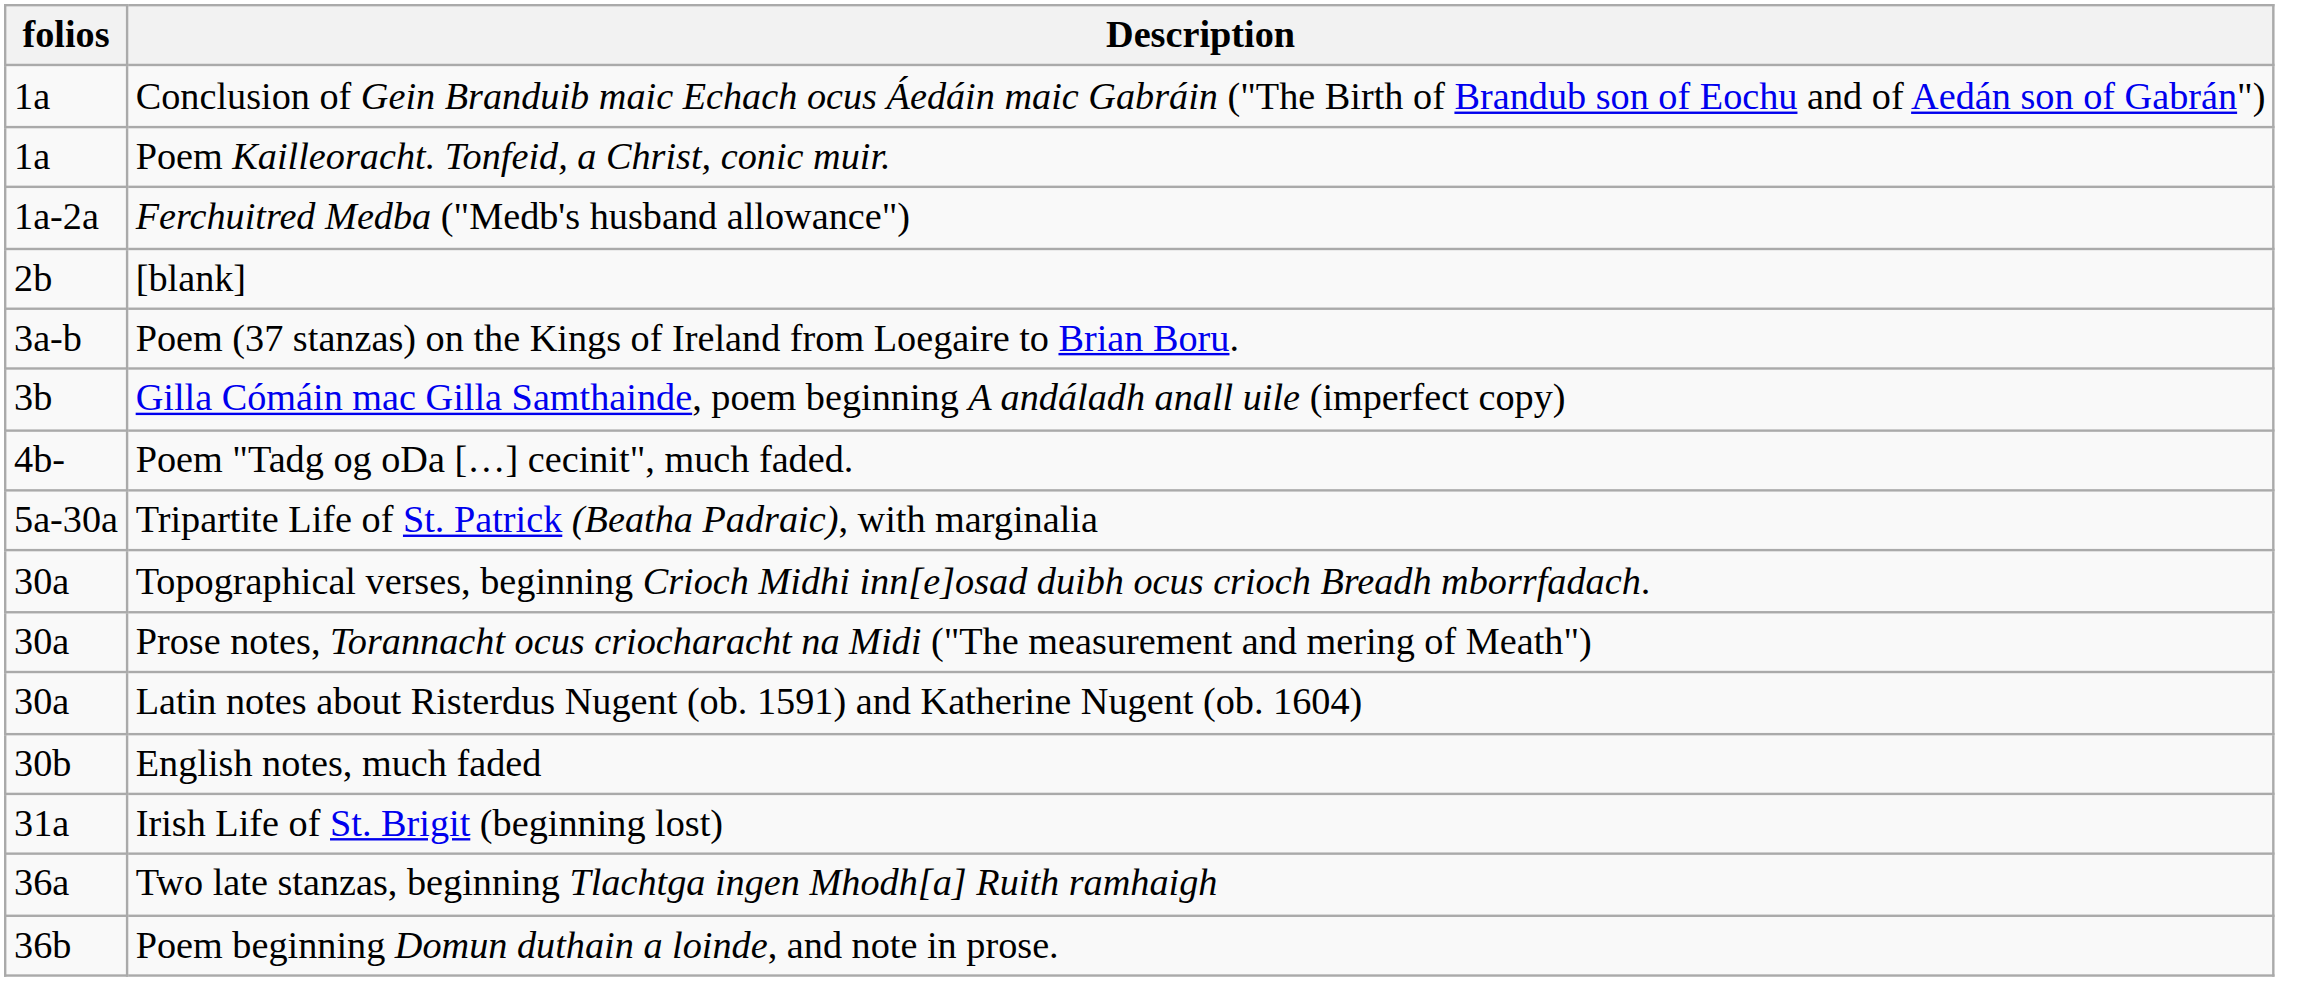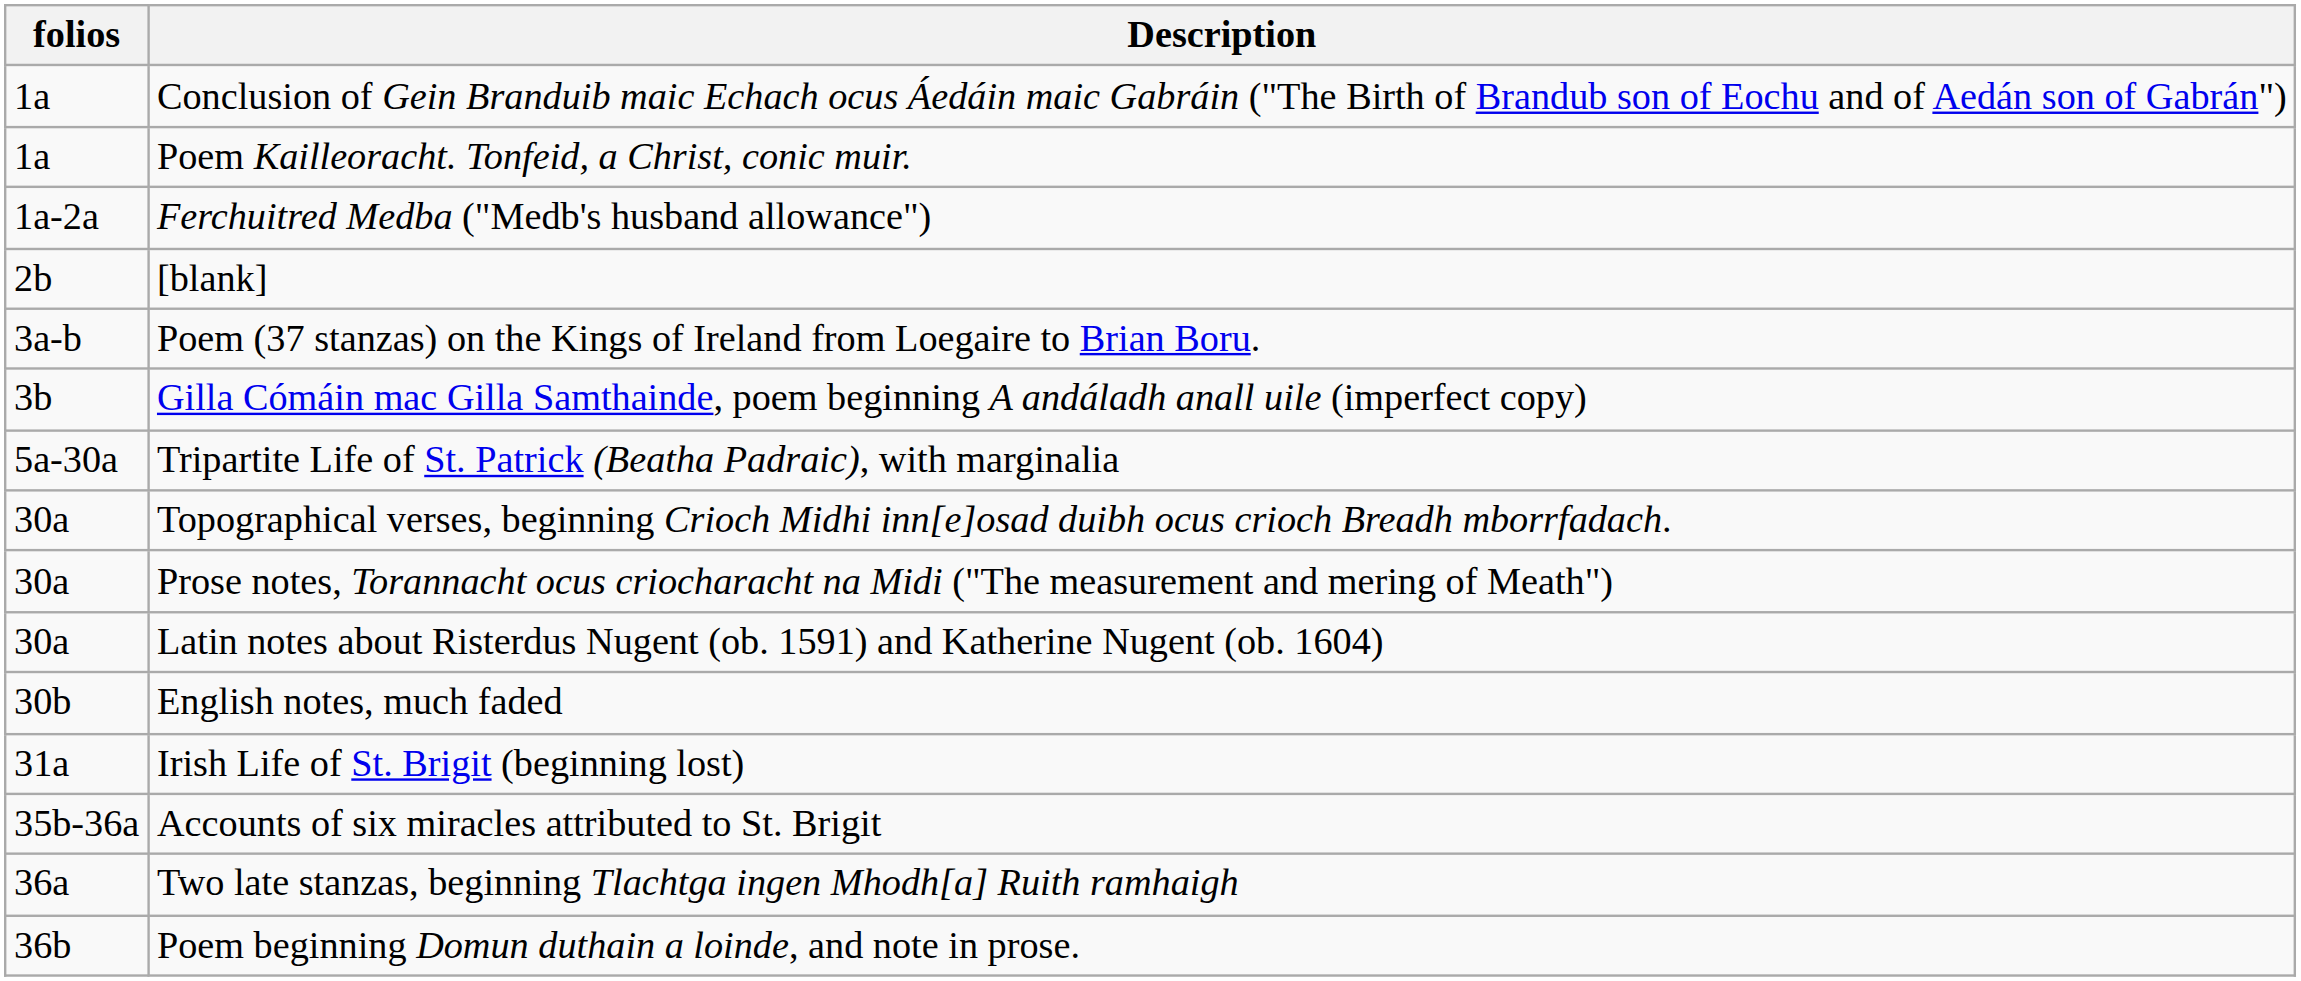- row: (495, 459)
+ row: (519, 823)
